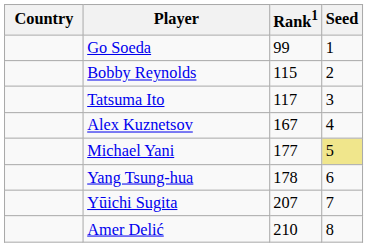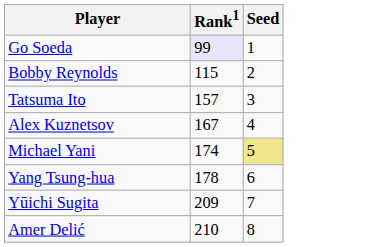- column: (44, 19)
(281, 47) no background -> (202, 47) lavender background
(285, 99) 117 -> (207, 99) 157
(285, 151) 177 -> (207, 151) 174
(285, 203) 207 -> (207, 203) 209
